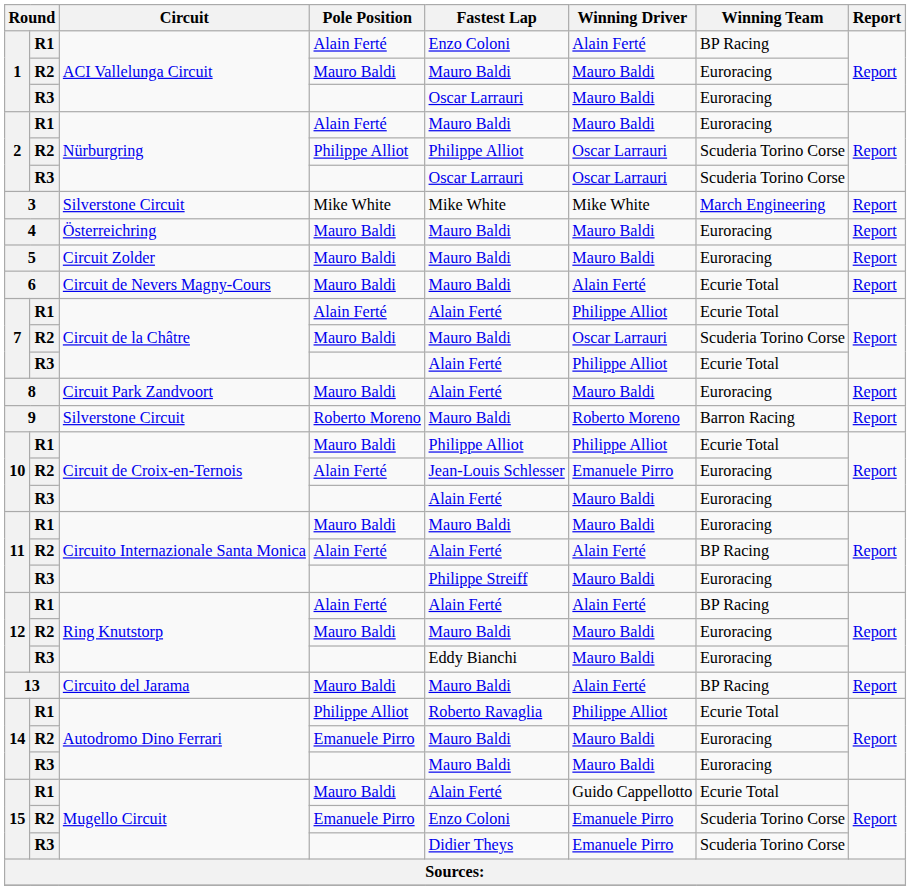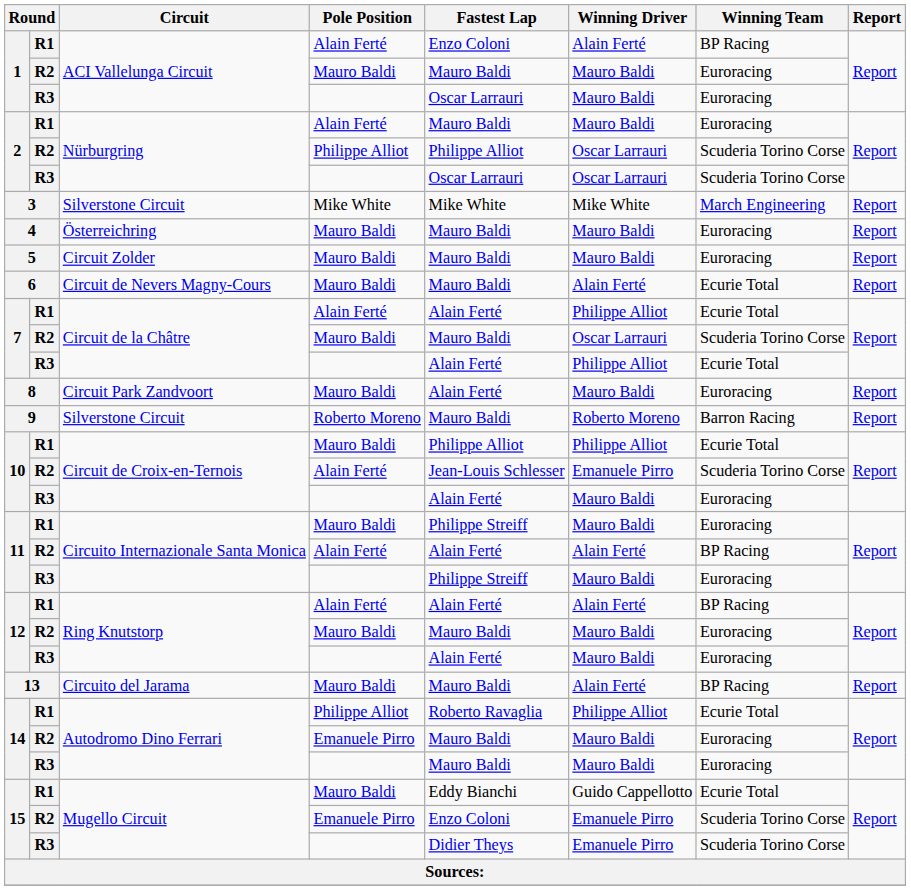(736, 471) Euroracing -> (772, 471) Scuderia Torino Corse
(470, 524) Mauro Baldi -> (478, 524) Philippe Streiff
(473, 658) Eddy Bianchi -> (465, 658) Alain Ferté
(465, 791) Alain Ferté -> (473, 791) Eddy Bianchi
